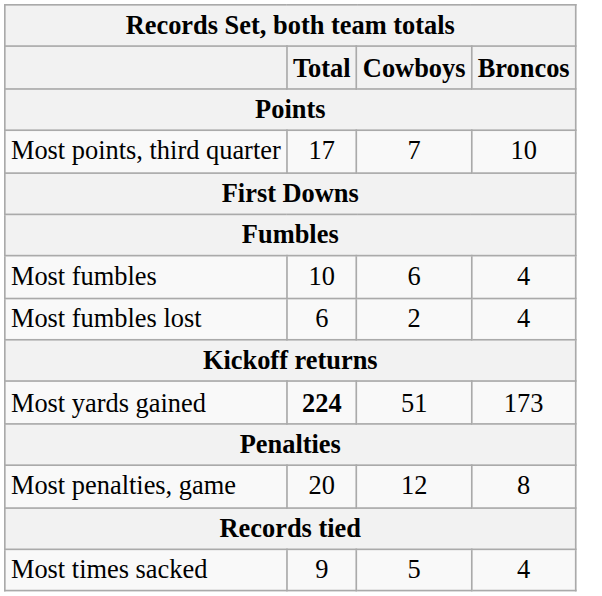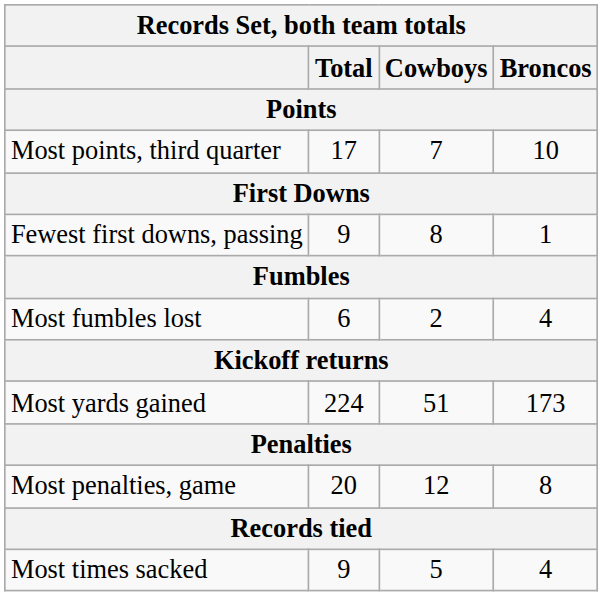+ row: (157, 234)
- row: (84, 276)
(322, 402) bold -> (344, 402) normal
